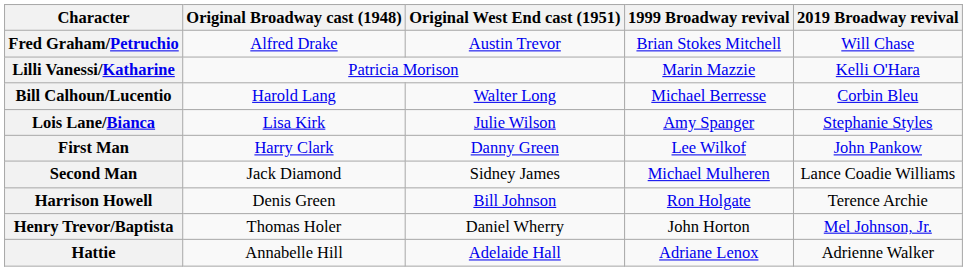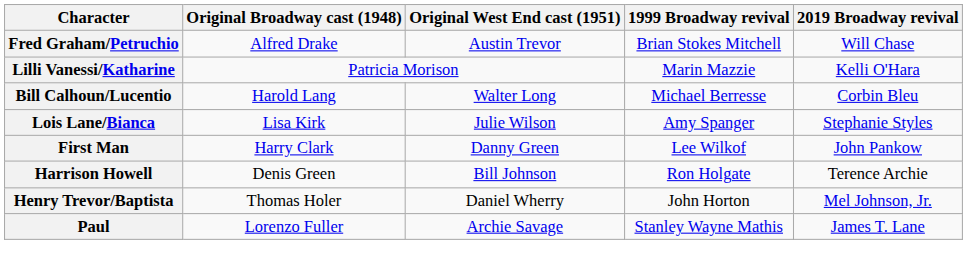- row: (94, 174)
- row: (94, 252)
+ row: (94, 226)
